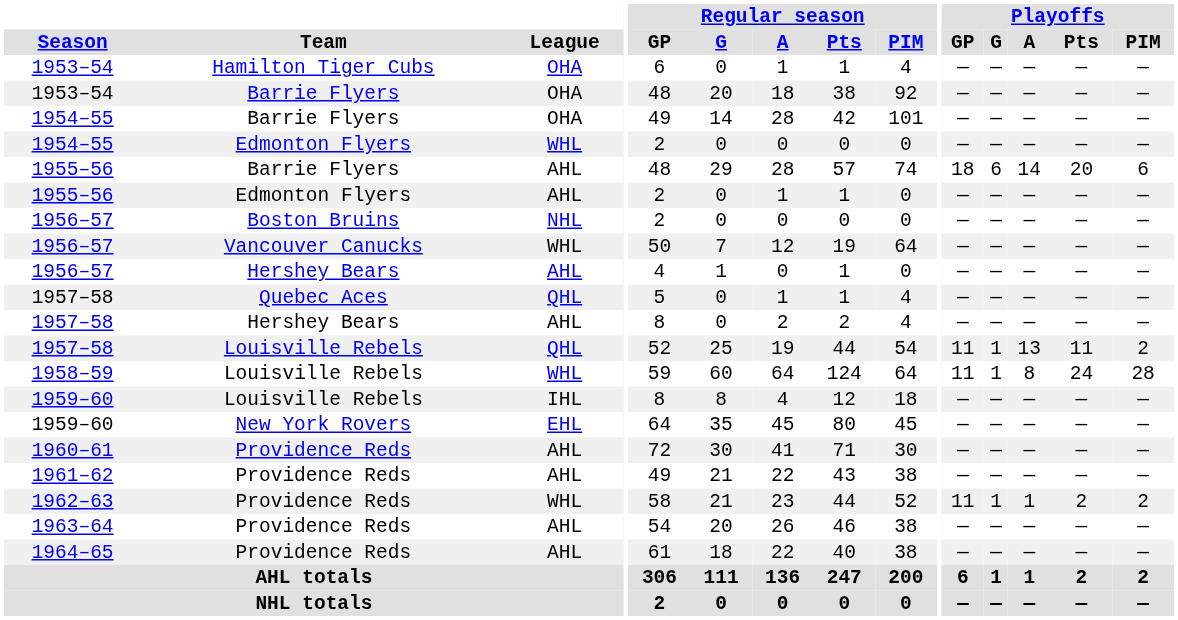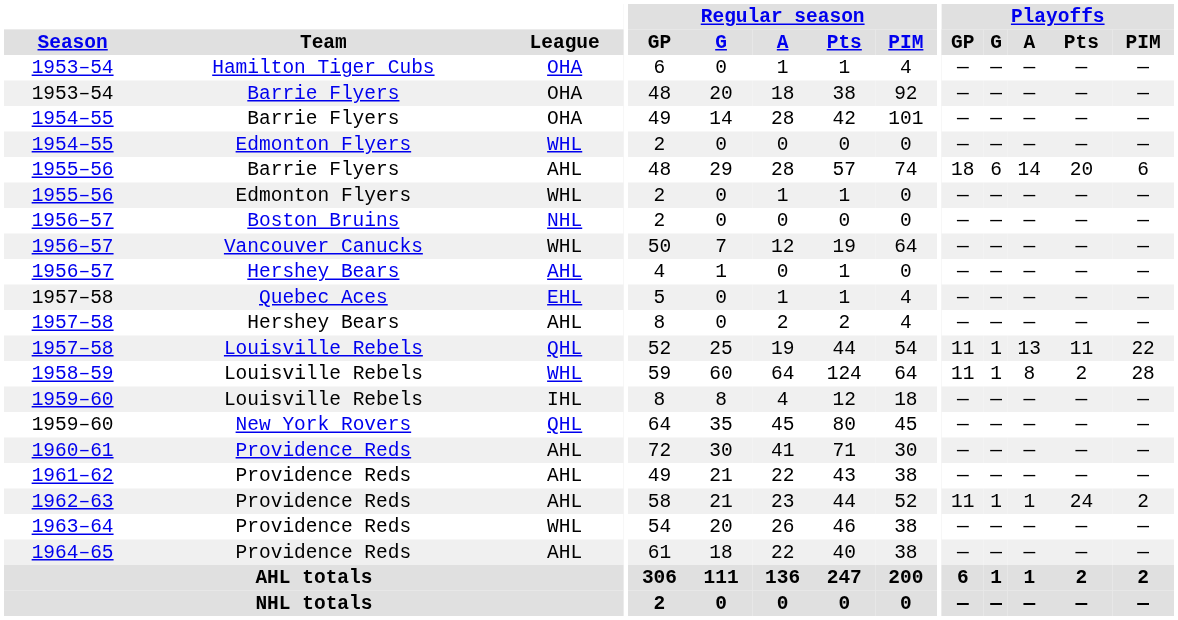(565, 195) AHL -> (565, 195) WHL
(565, 297) QHL -> (565, 297) EHL
(1143, 348) 2 -> (1143, 348) 22
(1081, 374) 24 -> (1081, 374) 2
(565, 425) EHL -> (565, 425) QHL
(565, 501) WHL -> (565, 501) AHL
(1081, 501) 2 -> (1081, 501) 24
(565, 527) AHL -> (565, 527) WHL
